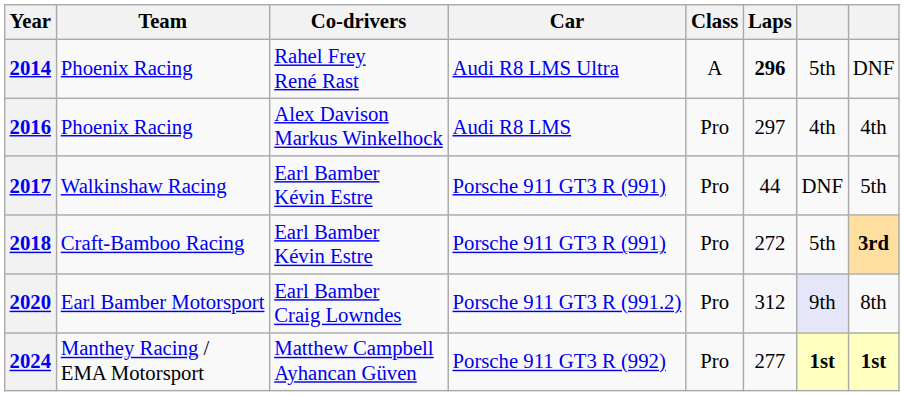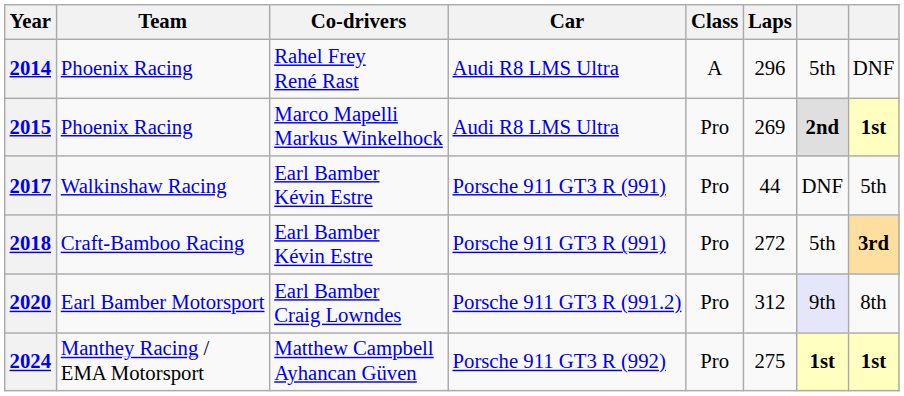(770, 68) bold -> (770, 68) normal
+ row: (30, 127)
- row: (30, 127)
(770, 361) 277 -> (770, 361) 275
